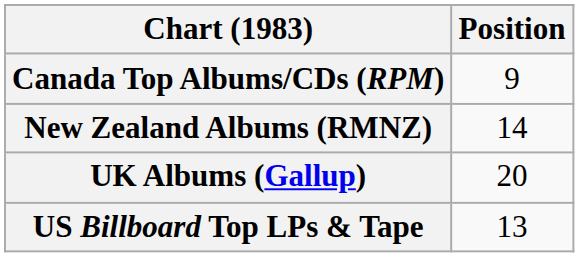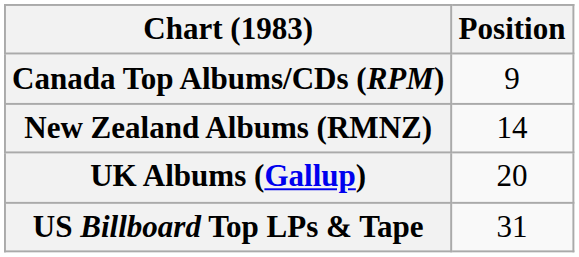(512, 226) 13 -> (512, 226) 31
